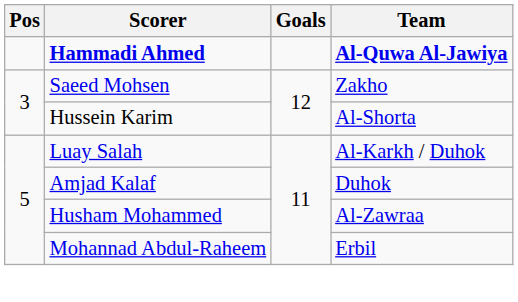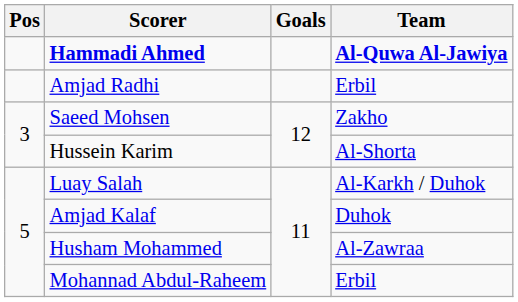+ row: (104, 85)
